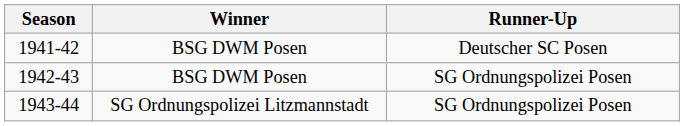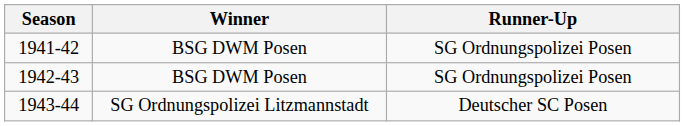(533, 47) Deutscher SC Posen -> (533, 47) SG Ordnungspolizei Posen
(533, 105) SG Ordnungspolizei Posen -> (533, 105) Deutscher SC Posen
